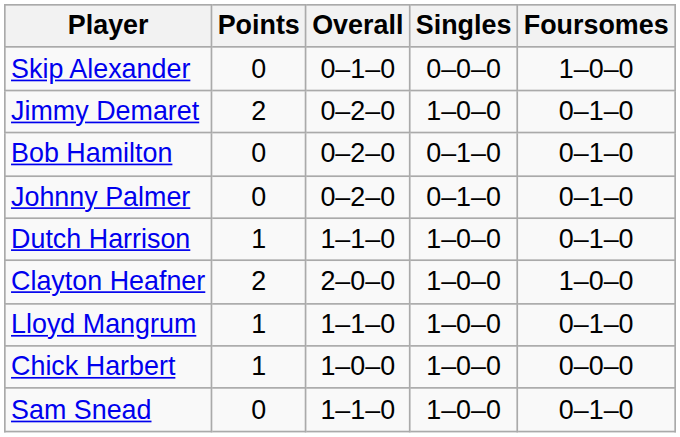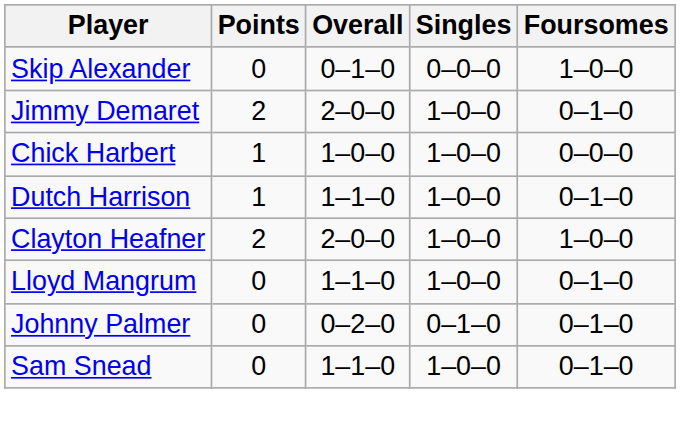(358, 111) 0–2–0 -> (358, 111) 2–0–0
- row: (92, 153)
rows swapped: (93, 366) <-> (101, 196)
(259, 324) 1 -> (259, 281) 0
